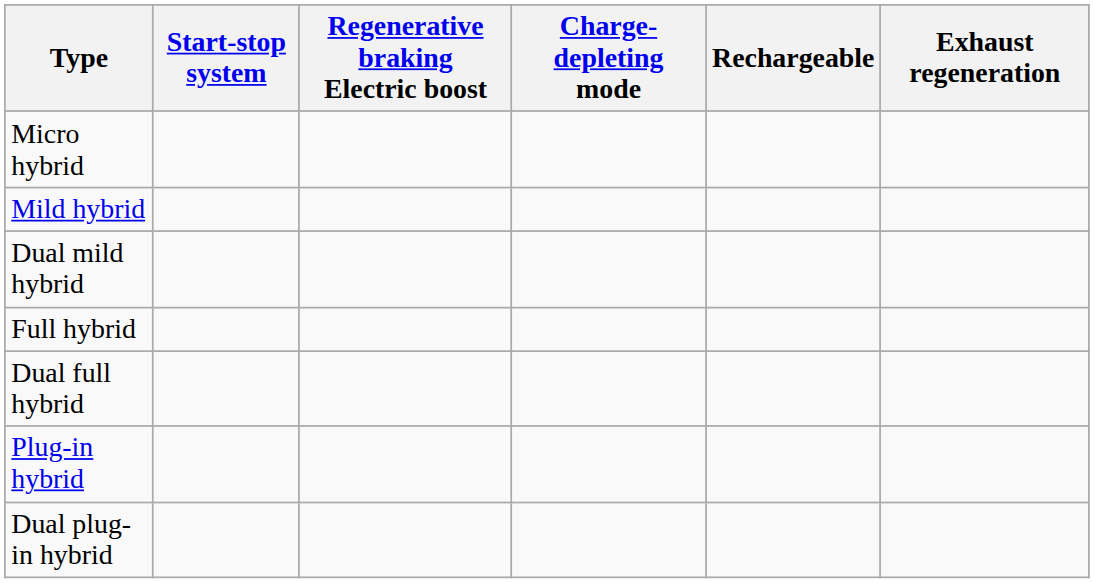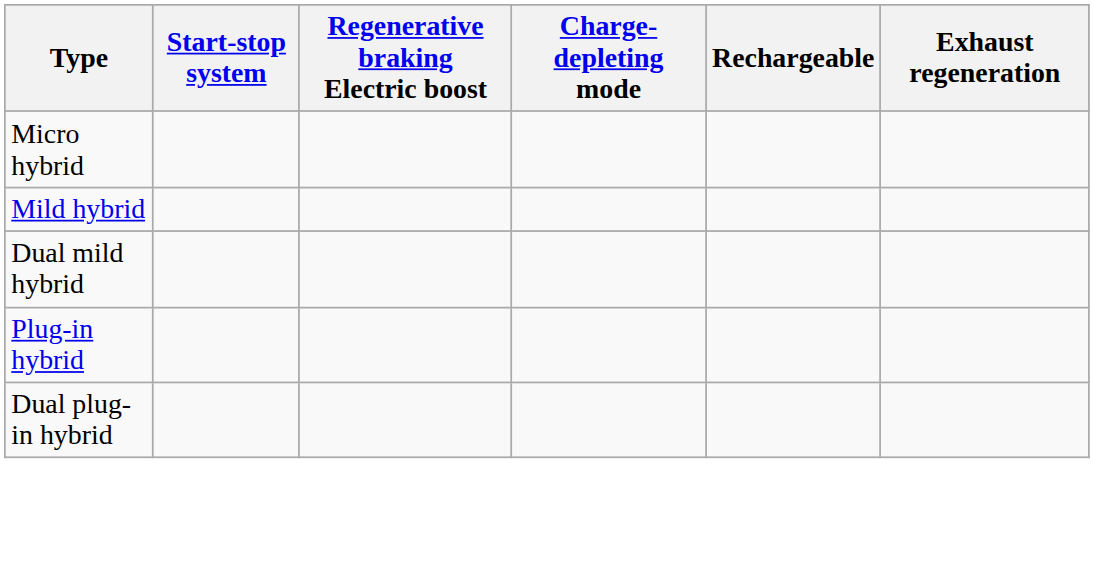- row: (74, 328)
- row: (61, 388)
